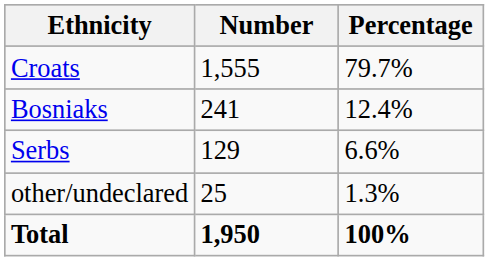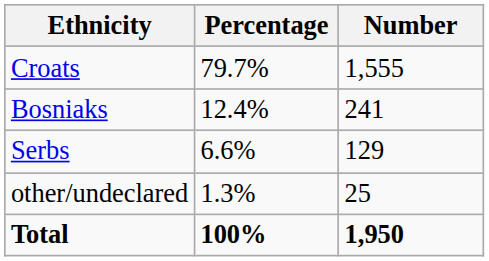columns swapped: (266, 25) <-> (411, 25)
